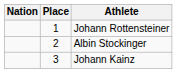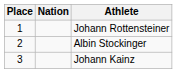columns swapped: (56, 12) <-> (22, 12)
